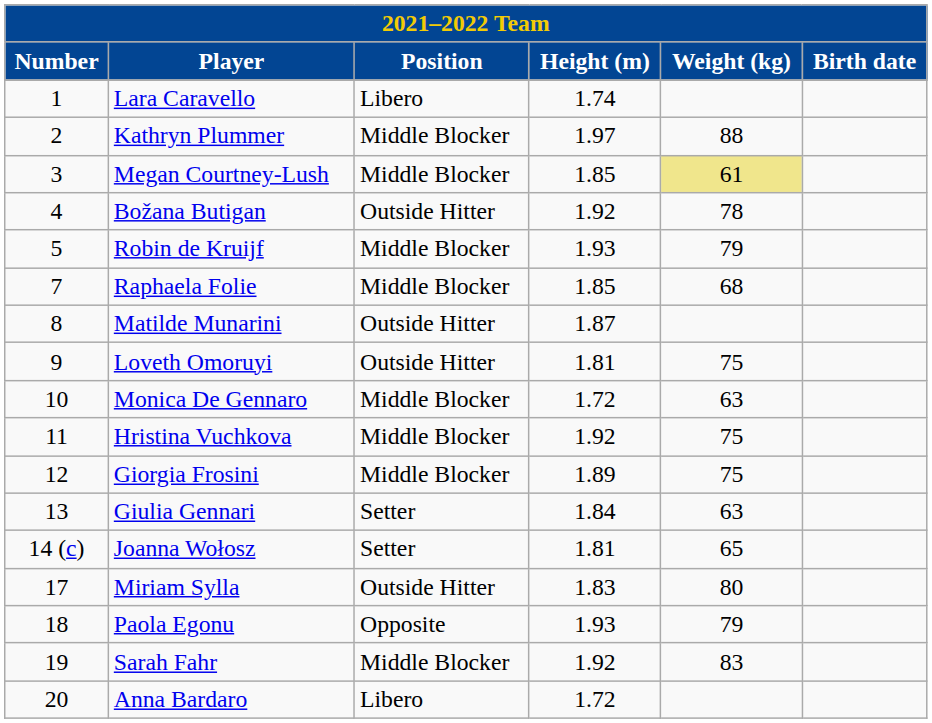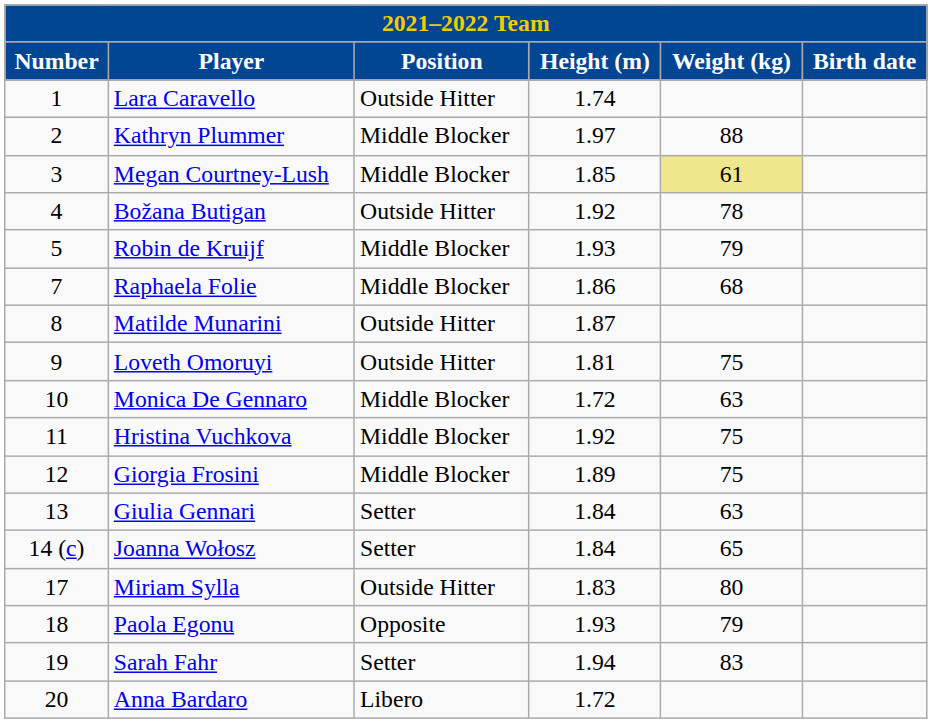(392, 98) Libero -> (427, 98) Outside Hitter
(595, 286) 1.85 -> (595, 286) 1.86
(595, 549) 1.81 -> (595, 549) 1.84
(435, 661) Middle Blocker -> (388, 661) Setter
(595, 661) 1.92 -> (595, 661) 1.94
